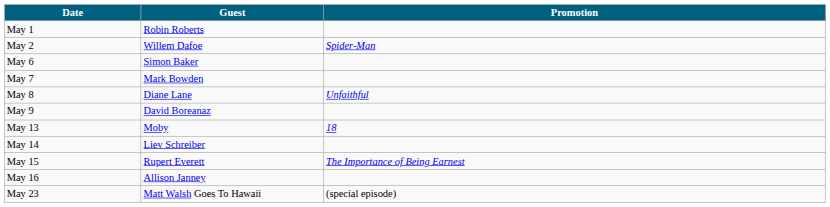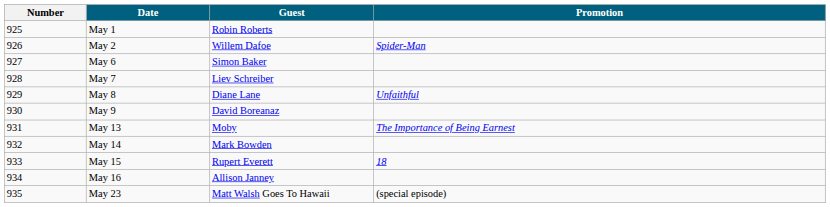+ column: (45, 12)
(173, 78) Mark Bowden -> (243, 78) Liev Schreiber
(331, 128) 18 -> (445, 128) The Importance of Being Earnest
(174, 144) Liev Schreiber -> (242, 144) Mark Bowden
(395, 161) The Importance of Being Earnest -> (381, 161) 18
